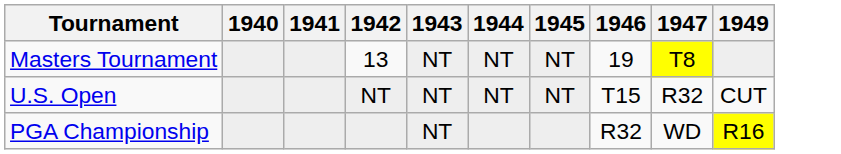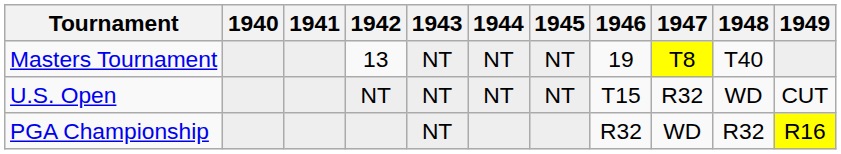+ column: (744, 23)
